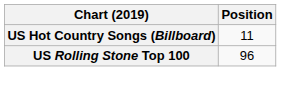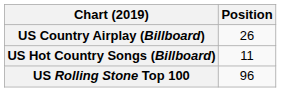+ row: (111, 35)
